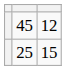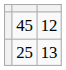(49, 52) 15 -> (49, 52) 13
